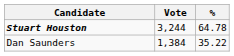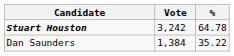(171, 28) 3,244 -> (171, 28) 3,242
